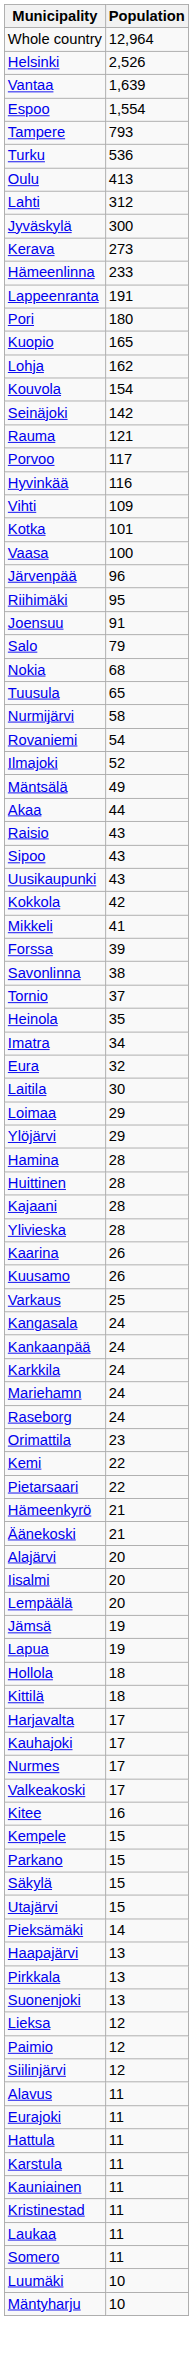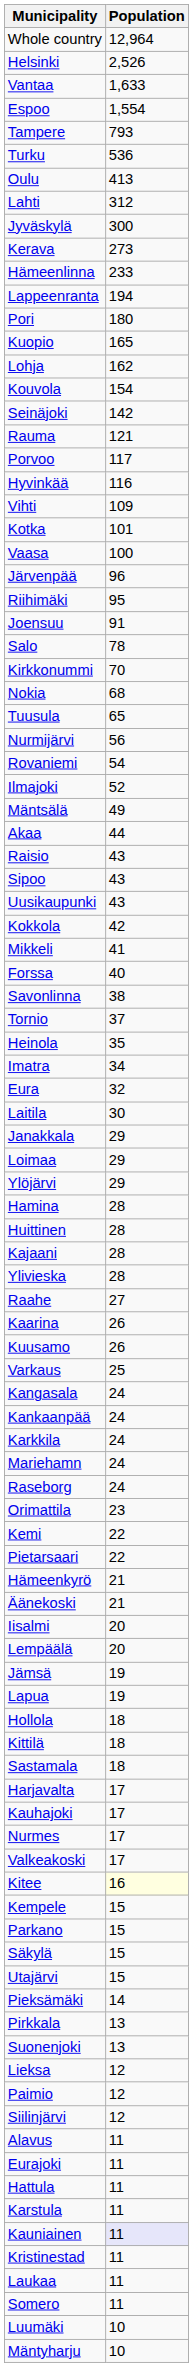(127, 86) 1,639 -> (127, 86) 1,633
(121, 296) 191 -> (121, 296) 194
(117, 646) 79 -> (117, 646) 78
+ row: (50, 669)
(117, 716) 58 -> (117, 739) 56
(117, 949) 39 -> (117, 973) 40
+ row: (41, 1136)
+ row: (30, 1300)
- row: (32, 1556)
+ row: (43, 1767)
(117, 1813) no background -> (117, 1883) lightyellow background
- row: (43, 1953)
(116, 2187) no background -> (116, 2233) lavender background
